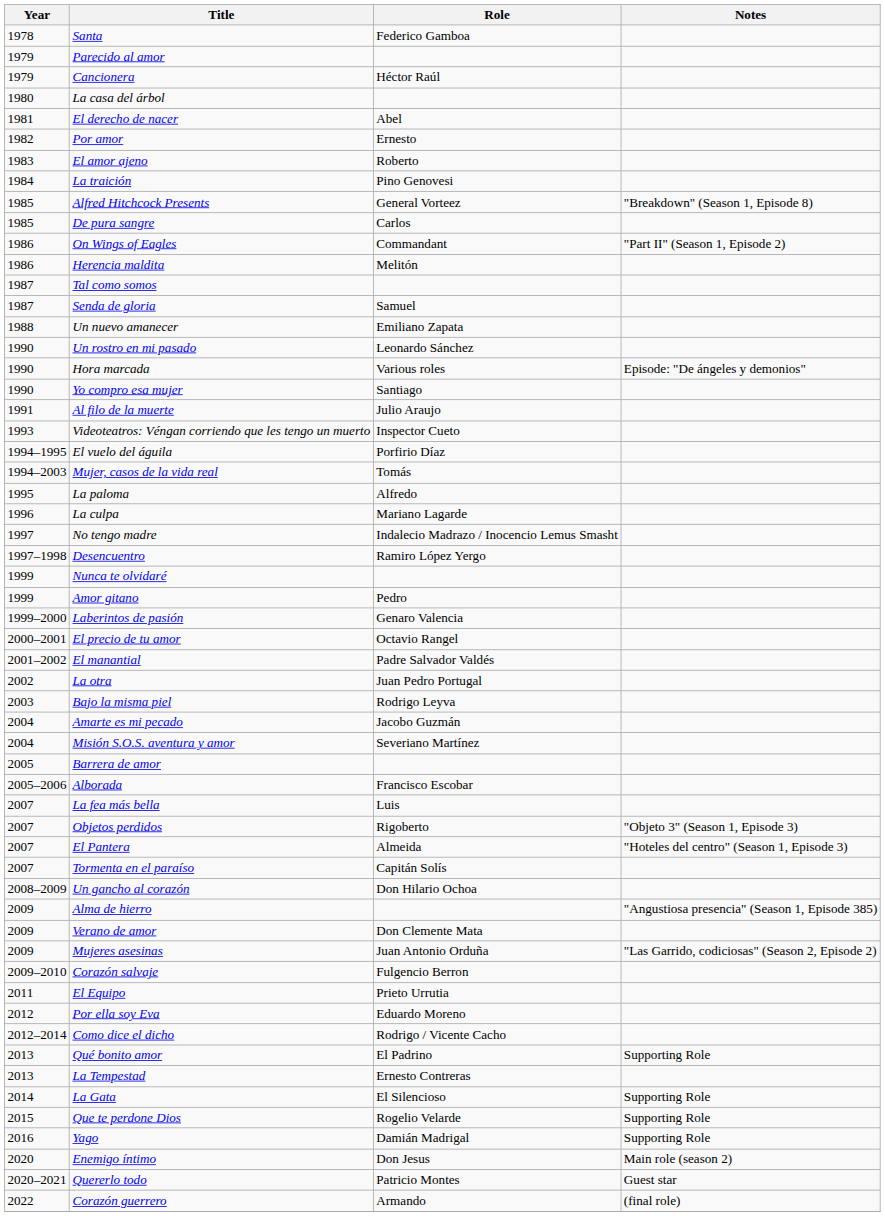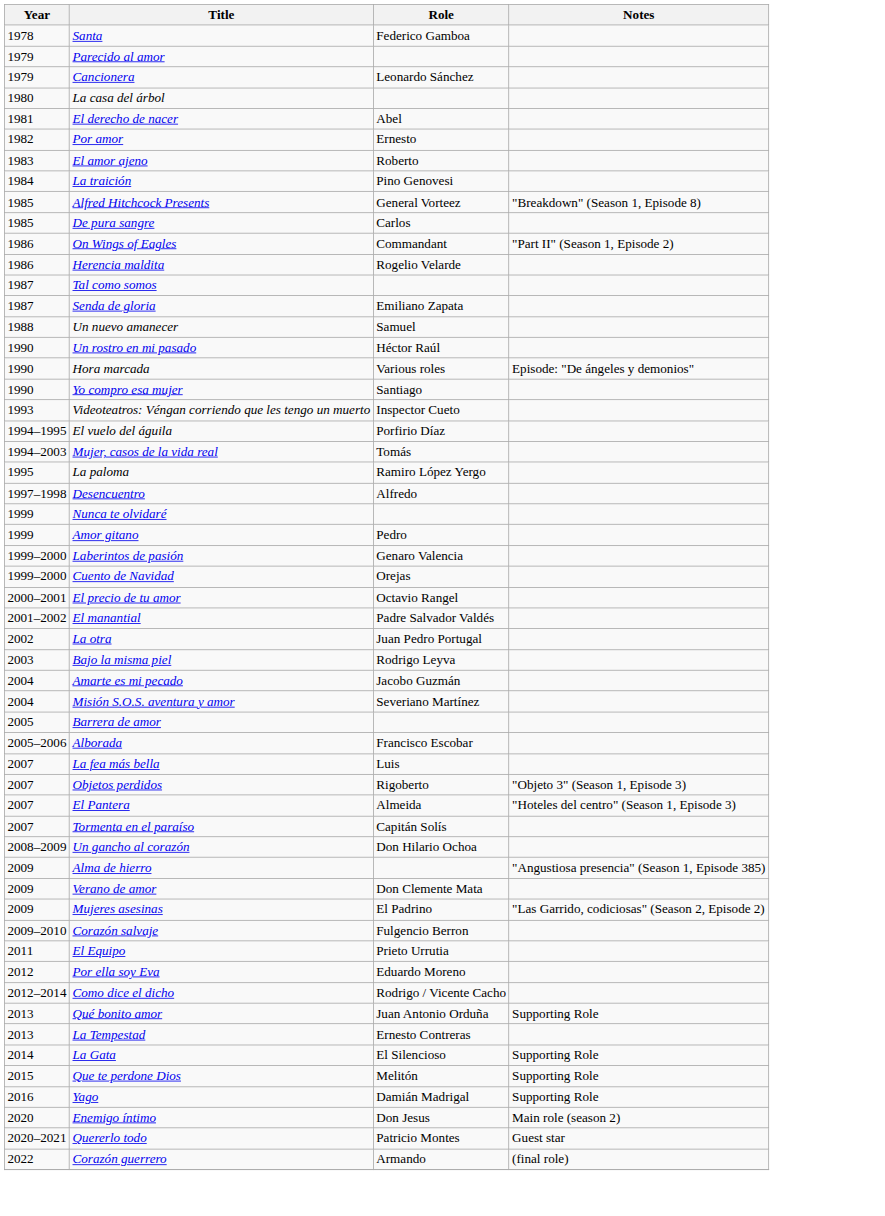(408, 77) Héctor Raúl -> (425, 77) Leonardo Sánchez
(397, 264) Melitón -> (419, 264) Rogelio Velarde
(396, 306) Samuel -> (420, 306) Emiliano Zapata
(420, 327) Emiliano Zapata -> (396, 327) Samuel
(425, 347) Leonardo Sánchez -> (408, 347) Héctor Raúl
- row: (123, 410)
(397, 493) Alfredo -> (431, 472) Ramiro López Yergo
- row: (96, 514)
- row: (115, 535)
(431, 555) Ramiro López Yergo -> (397, 493) Alfredo
+ row: (123, 576)
(432, 951) Juan Antonio Orduña -> (404, 909) El Padrino
(404, 1055) El Padrino -> (432, 1013) Juan Antonio Orduña
(419, 1117) Rogelio Velarde -> (397, 1076) Melitón
